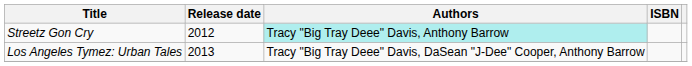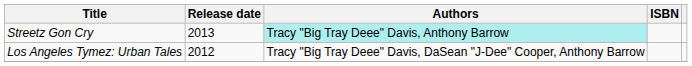(201, 33) 2012 -> (201, 33) 2013
(201, 52) 2013 -> (201, 52) 2012
